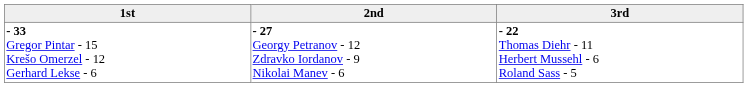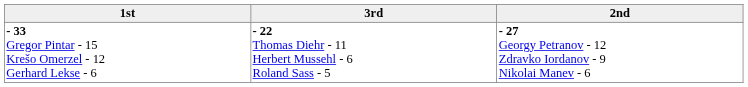columns swapped: (374, 13) <-> (620, 13)
